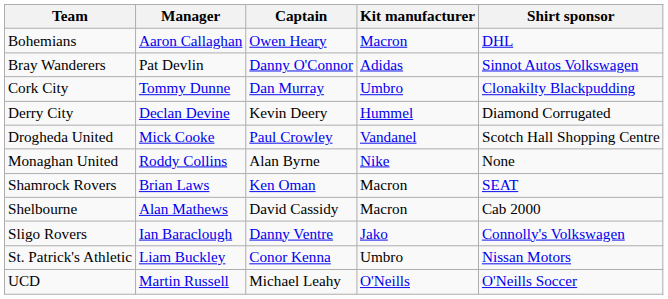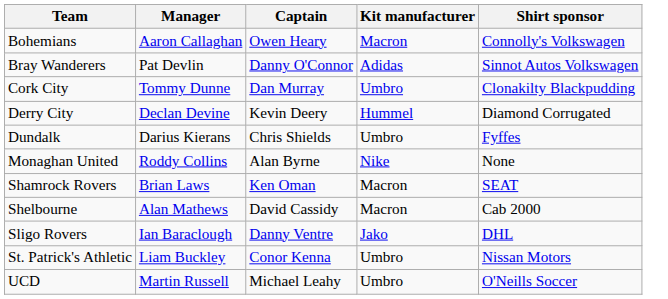(498, 40) DHL -> (553, 40) Connolly's Volkswagen
- row: (61, 137)
+ row: (34, 137)
(553, 233) Connolly's Volkswagen -> (498, 233) DHL
(385, 281) O'Neills -> (381, 281) Umbro
